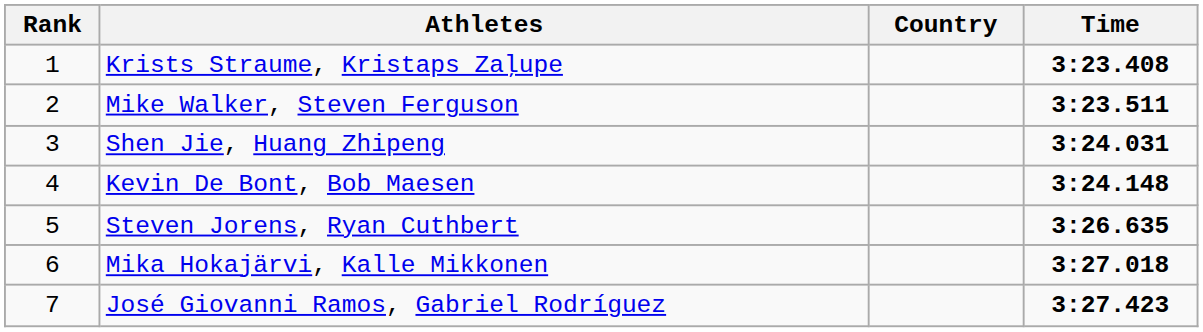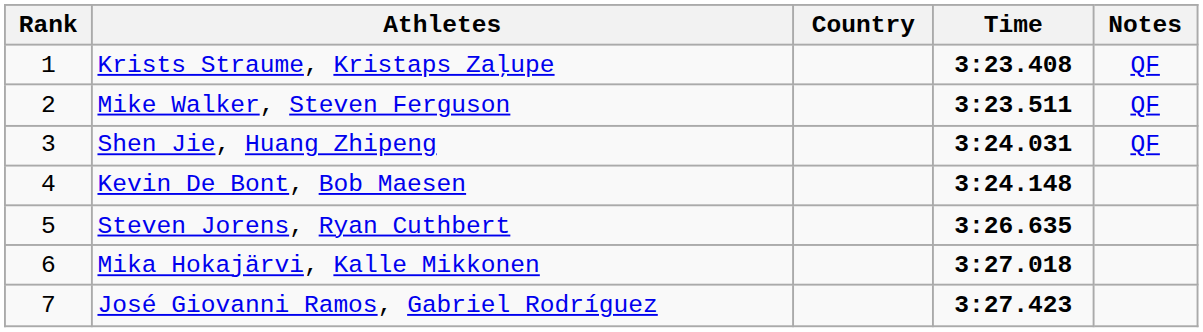+ column: (1145, 25)
